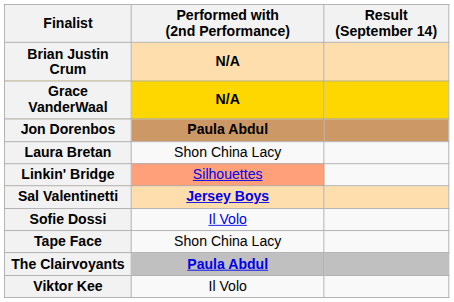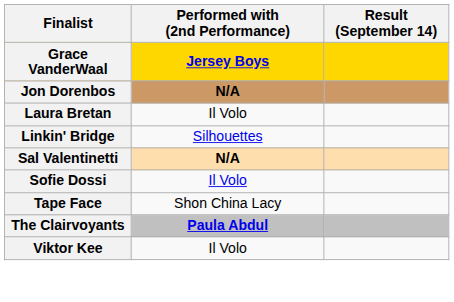- row: (68, 61)
(228, 99) N/A -> (228, 61) Jersey Boys
(228, 130) Paula Abdul -> (228, 92) N/A
(228, 152) Shon China Lacy -> (228, 114) Il Volo
(228, 174) lightsalmon background -> (228, 136) no background
(228, 197) Jersey Boys -> (228, 158) N/A
